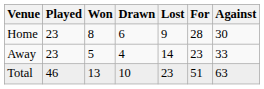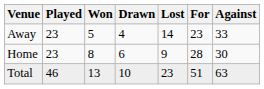rows swapped: (23, 34) <-> (22, 53)
